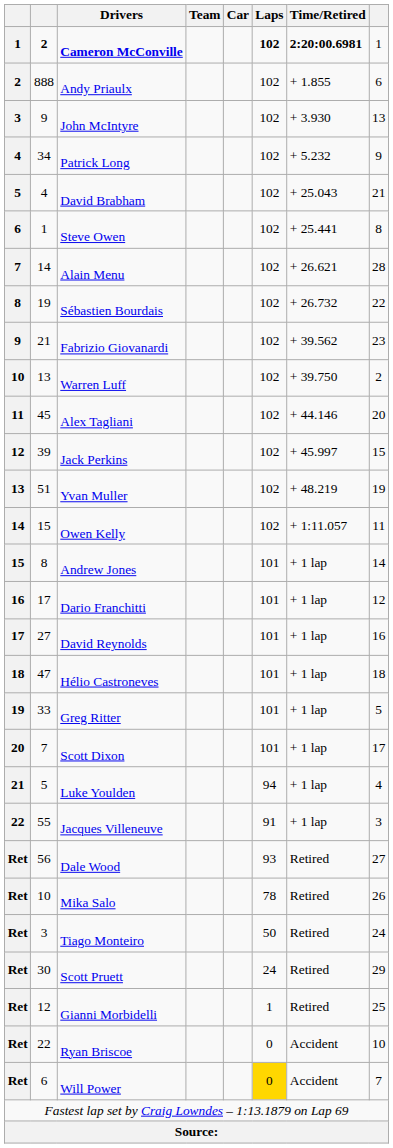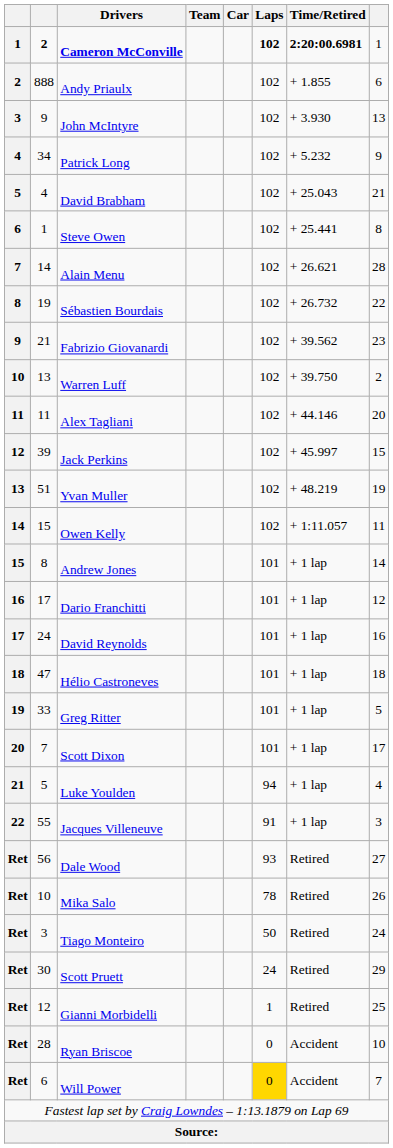(44, 414) 45 -> (44, 414) 11
(44, 636) 27 -> (44, 636) 24
(44, 1044) 22 -> (44, 1044) 28
